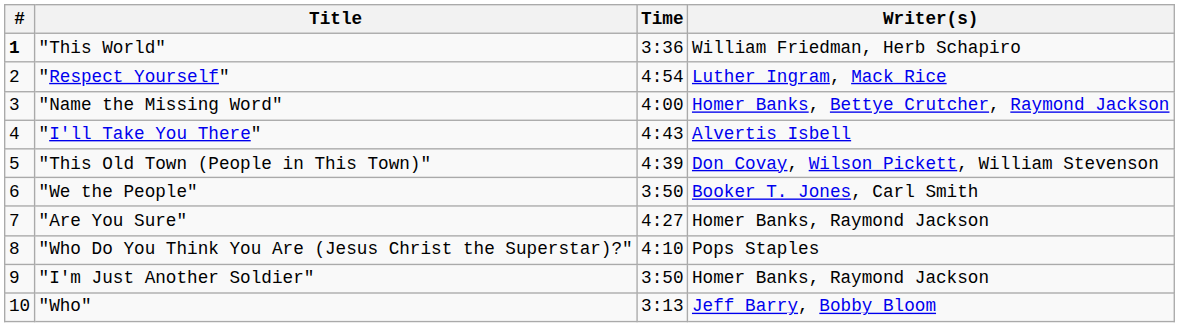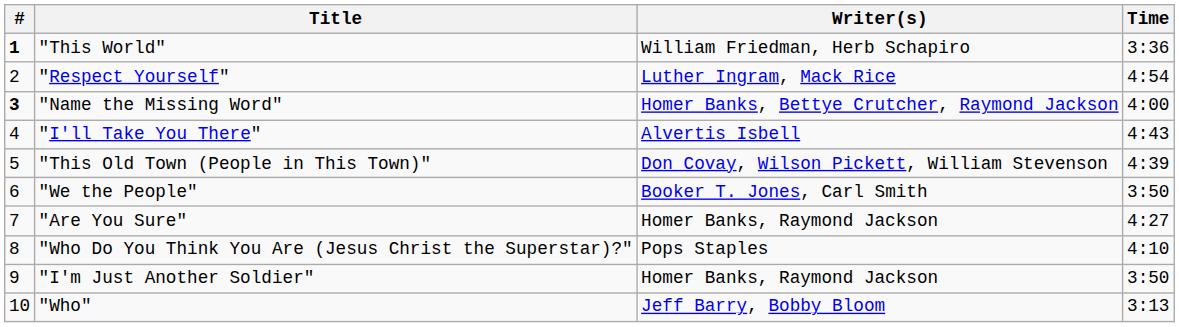columns swapped: (931, 19) <-> (662, 19)
(14, 106) normal -> (14, 106) bold
